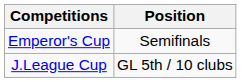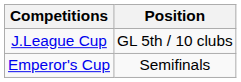rows swapped: (59, 41) <-> (59, 65)
